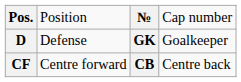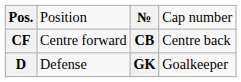rows swapped: (21, 64) <-> (21, 41)
